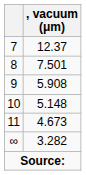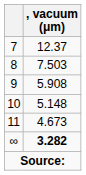(52, 65) 7.501 -> (52, 65) 7.503
(52, 141) normal -> (52, 141) bold
